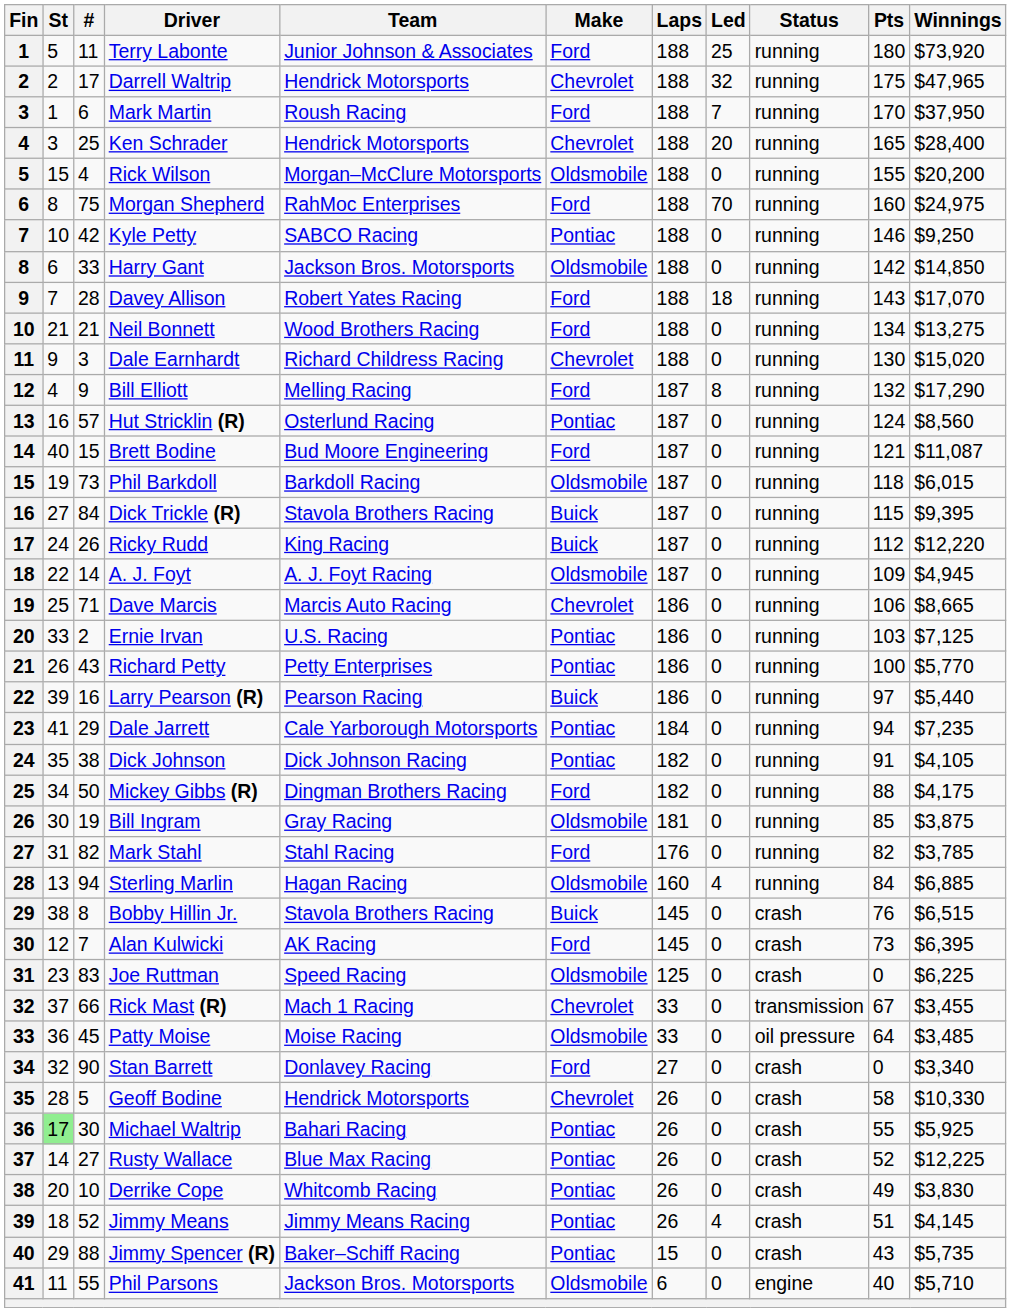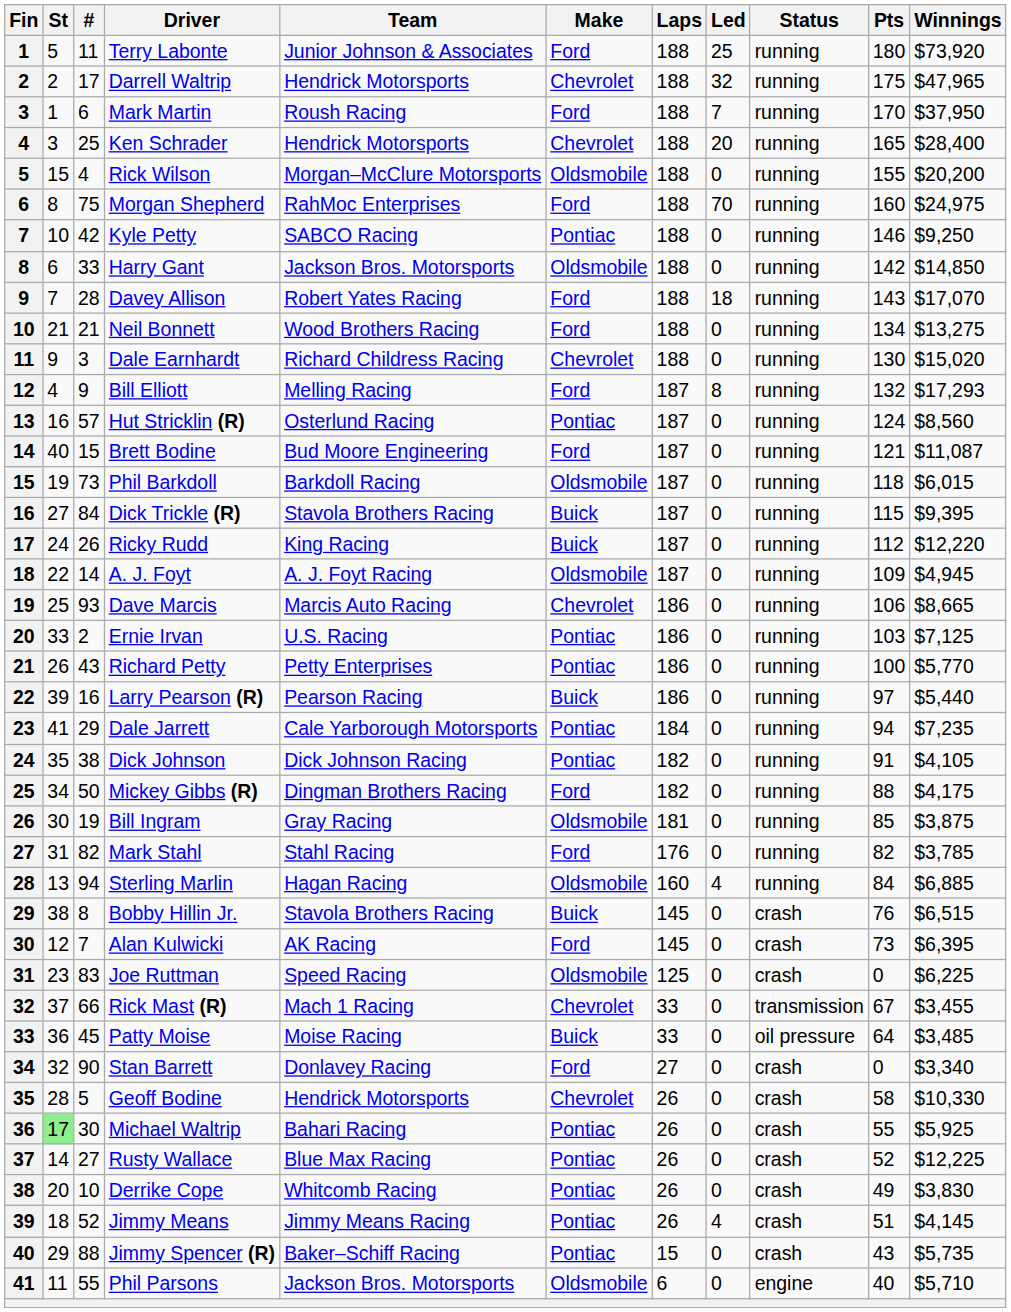(949, 390) $17,290 -> (949, 390) $17,293
(89, 605) 71 -> (89, 605) 93
(599, 1037) Oldsmobile -> (574, 1037) Buick
